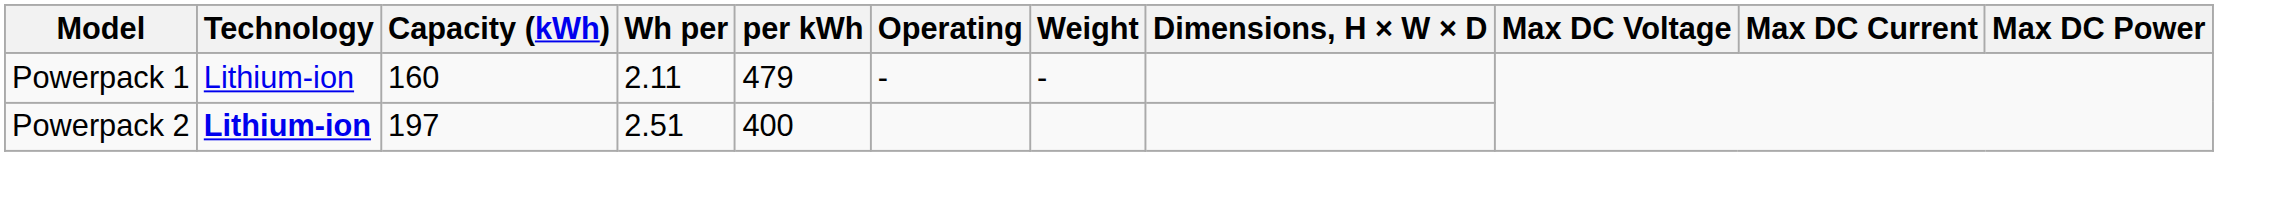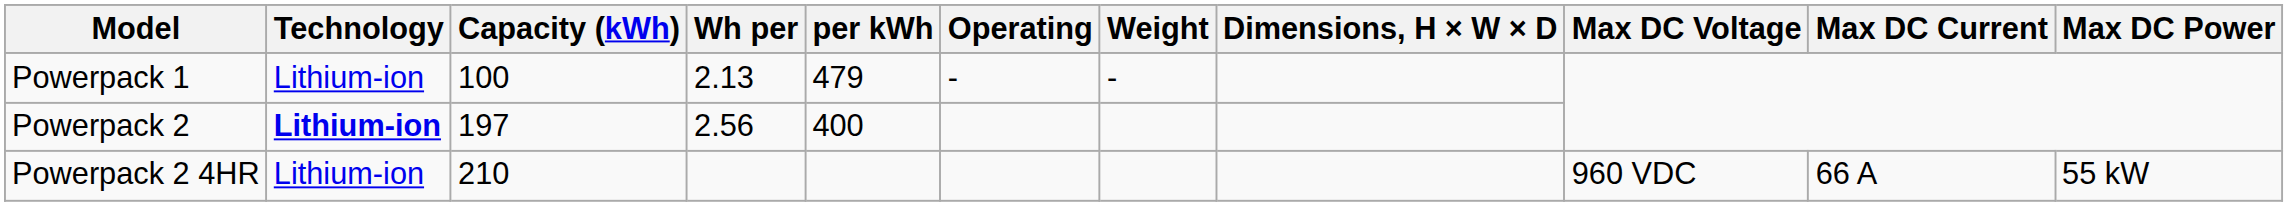(414, 77) 160 -> (484, 77) 100
(653, 77) 2.11 -> (724, 77) 2.13
(654, 126) 2.51 -> (724, 126) 2.56
+ row: (136, 175)
